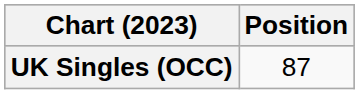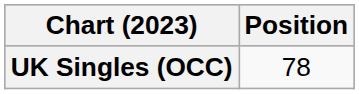(296, 66) 87 -> (296, 66) 78
